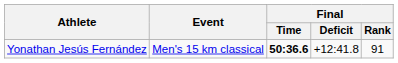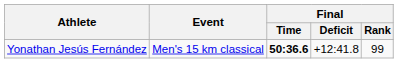(377, 49) 91 -> (377, 49) 99
